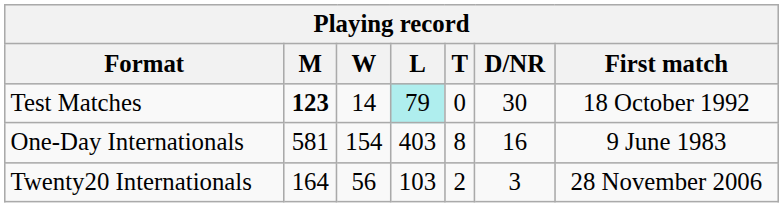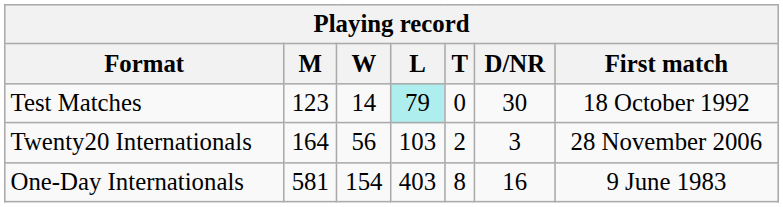(310, 102) bold -> (310, 102) normal
rows swapped: (127, 142) <-> (131, 181)
